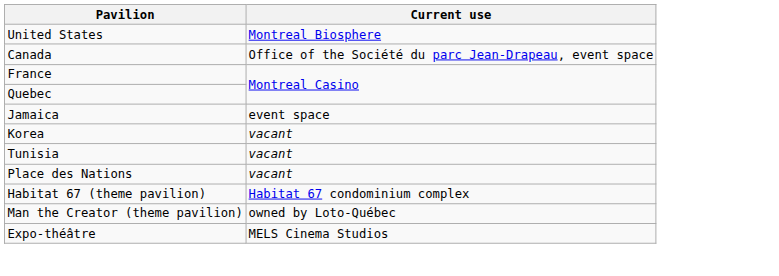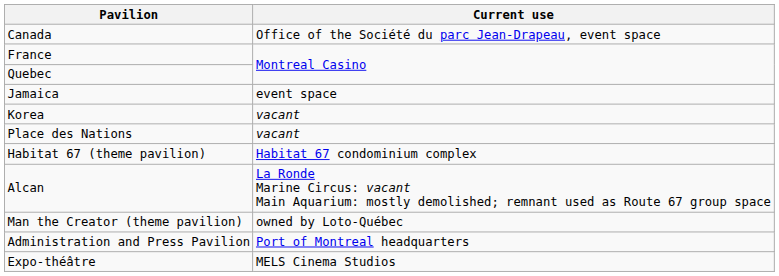- row: (55, 34)
- row: (33, 154)
+ row: (26, 188)
+ row: (129, 242)
